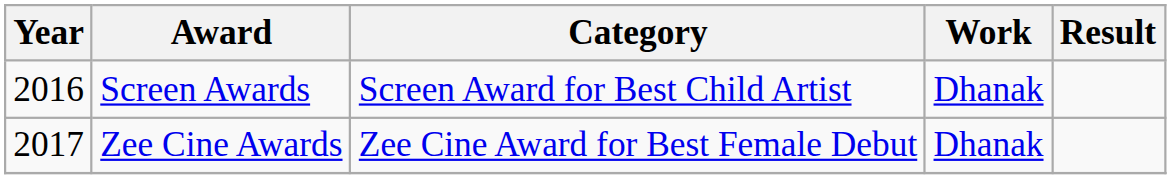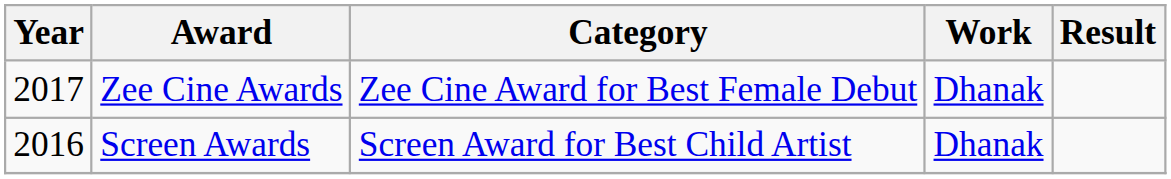rows swapped: (205, 88) <-> (221, 144)
